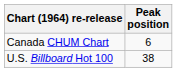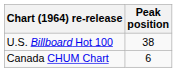rows swapped: (60, 59) <-> (58, 42)
